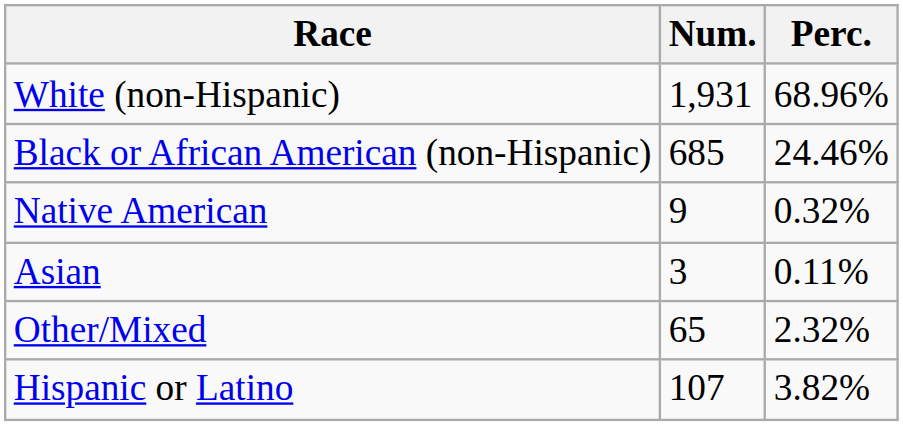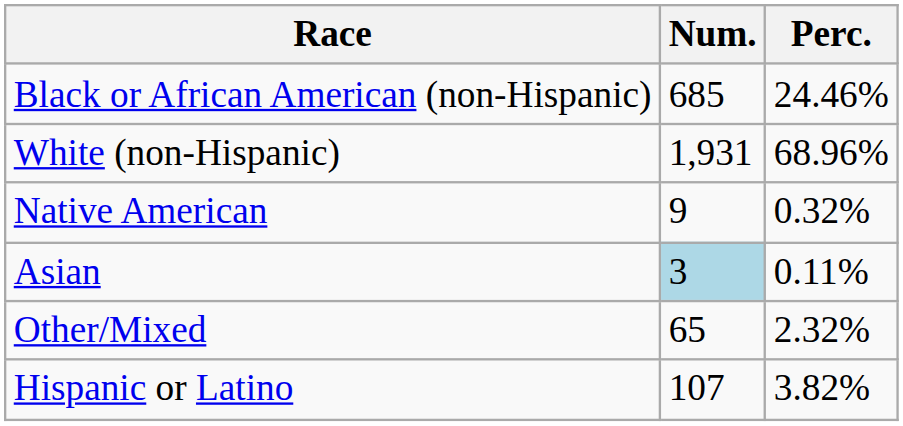rows swapped: (177, 93) <-> (333, 152)
(678, 270) no background -> (678, 270) lightblue background
